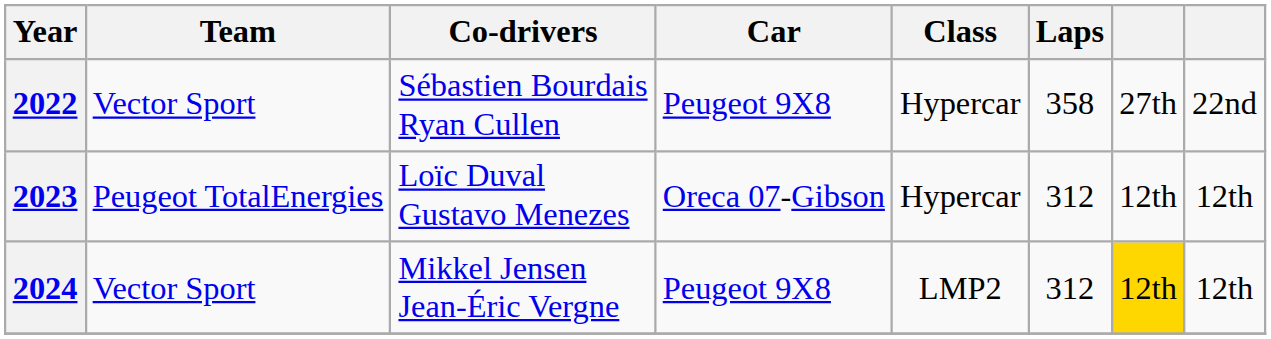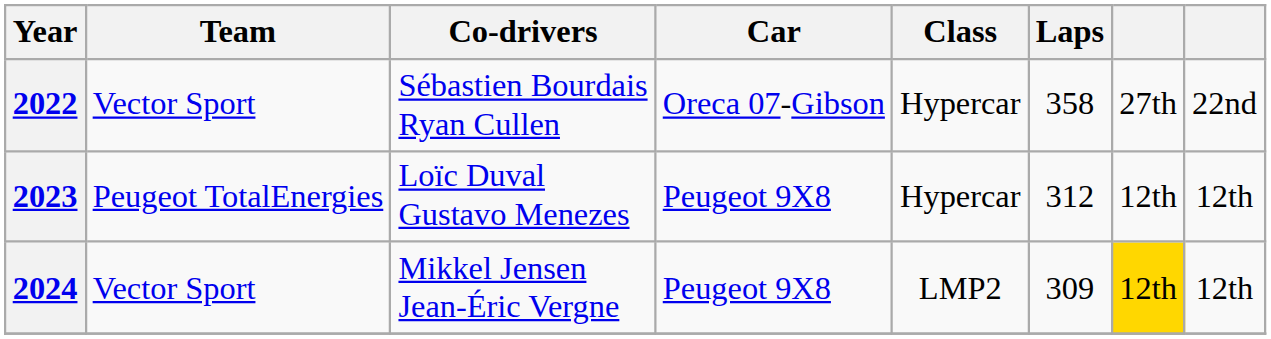(747, 104) Peugeot 9X8 -> (774, 104) Oreca 07-Gibson
(774, 195) Oreca 07-Gibson -> (747, 195) Peugeot 9X8
(1070, 287) 312 -> (1070, 287) 309
